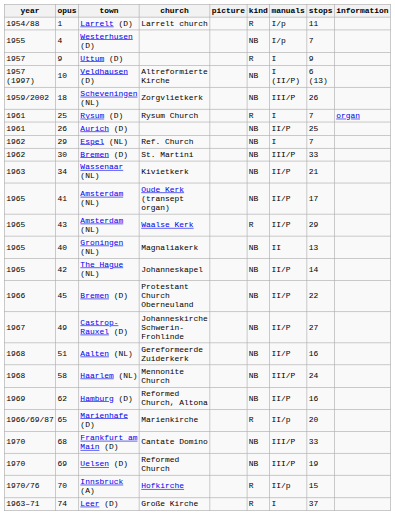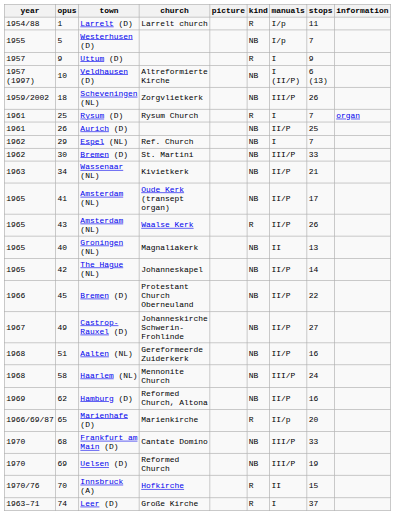(60, 41) 4 -> (60, 41) 5
(313, 225) 29 -> (313, 225) 26
(281, 486) II/p -> (276, 486) II
